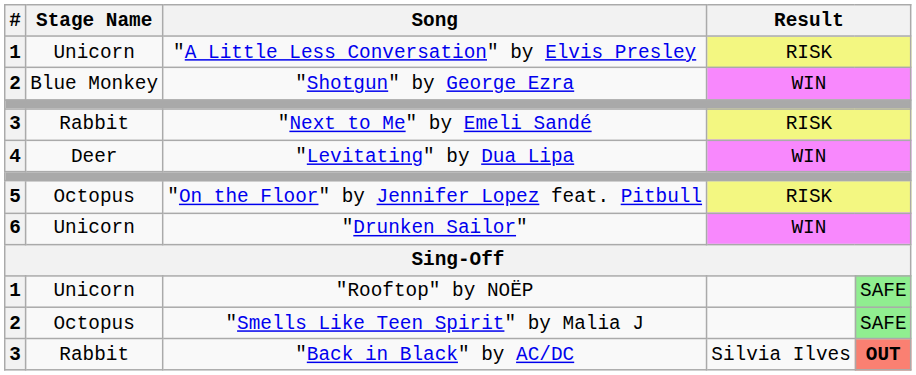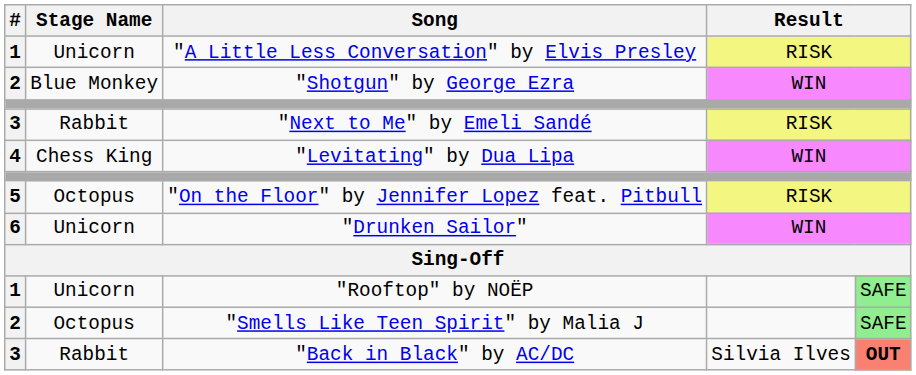(94, 156) Deer -> (94, 156) Chess King
